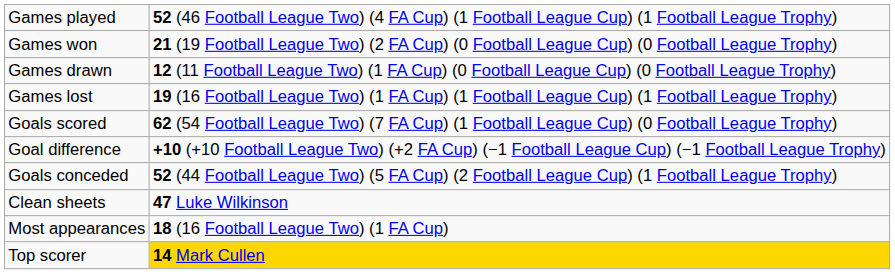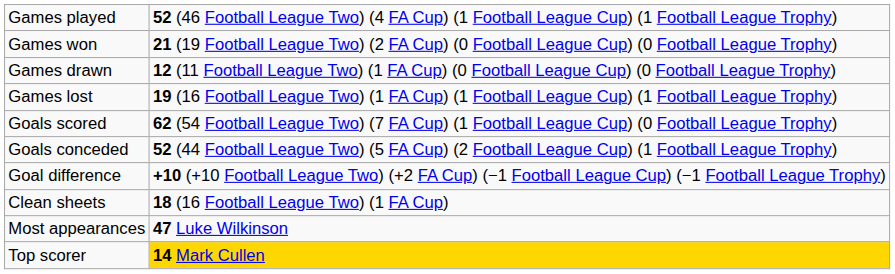rows swapped: (68, 176) <-> (65, 149)
(220, 202) 47 Luke Wilkinson -> (301, 202) 18 (16 Football League Two) (1 FA Cup)
(301, 228) 18 (16 Football League Two) (1 FA Cup) -> (220, 228) 47 Luke Wilkinson
